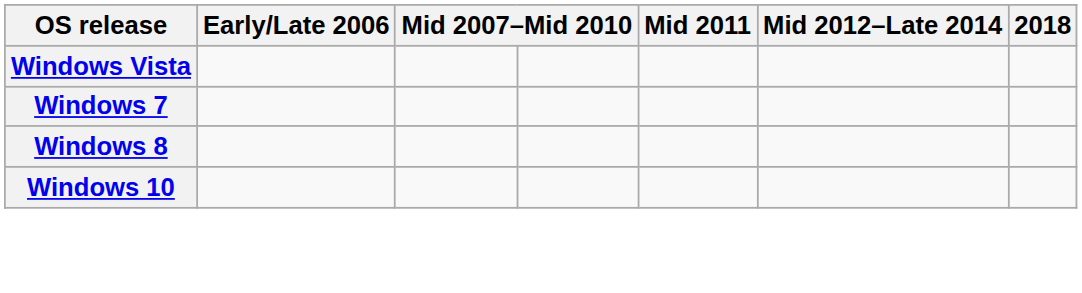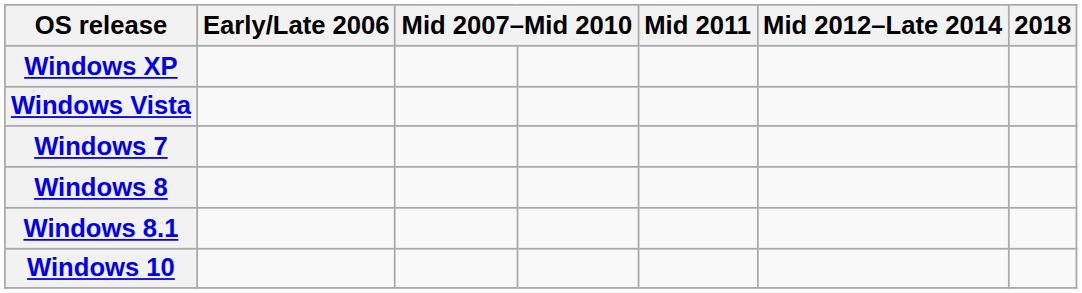+ row: (101, 66)
+ row: (101, 228)
